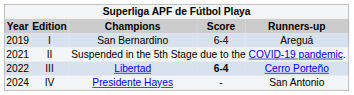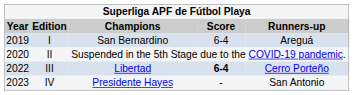(18, 54) 2021 -> (18, 54) 2020
(18, 83) 2024 -> (18, 83) 2023
